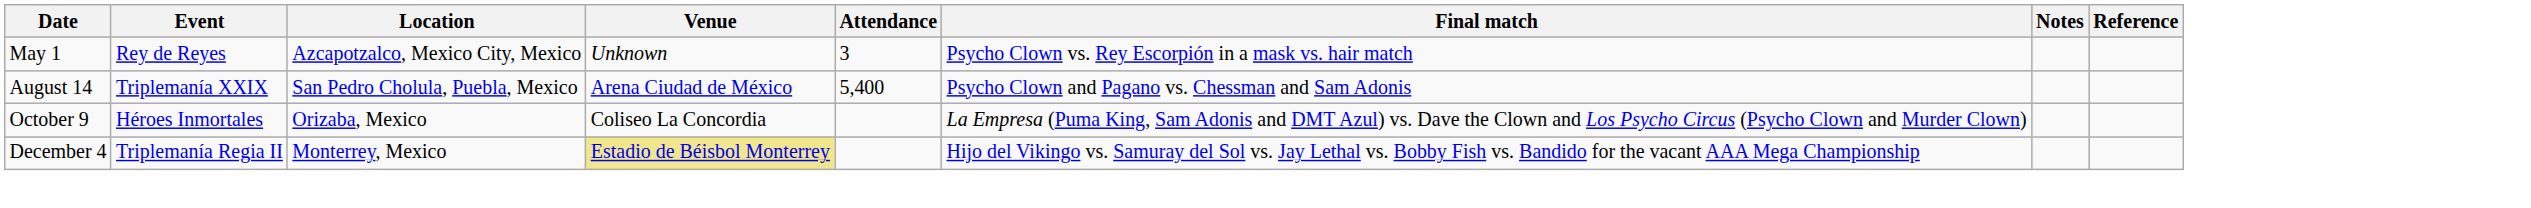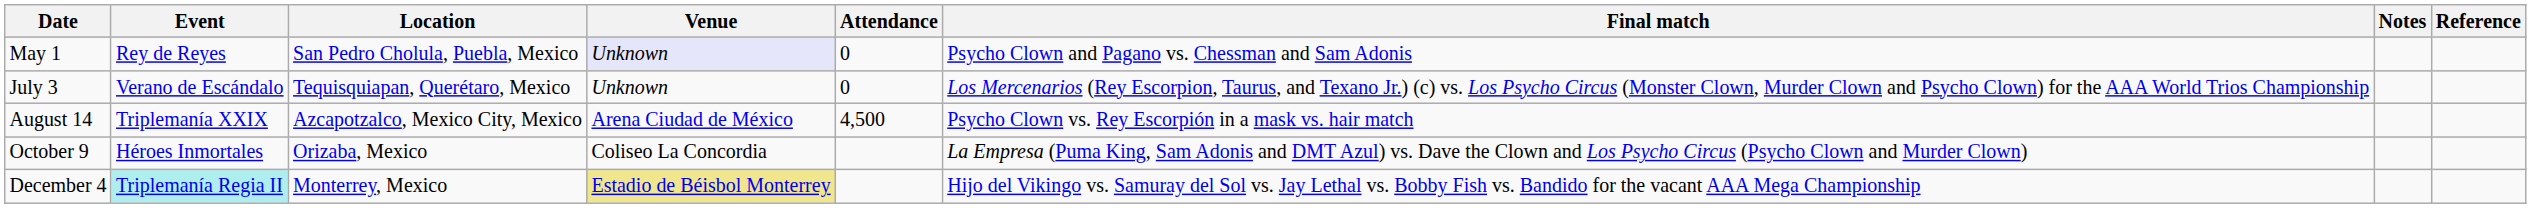(437, 53) Azcapotzalco, Mexico City, Mexico -> (436, 53) San Pedro Cholula, Puebla, Mexico
(629, 53) no background -> (630, 53) lavender background
(844, 53) 3 -> (845, 53) 0
(1180, 53) Psycho Clown vs. Rey Escorpión in a mask vs. hair match -> (1180, 53) Psycho Clown and Pagano vs. Chessman and Sam Adonis
+ row: (34, 86)
(435, 86) San Pedro Cholula, Puebla, Mexico -> (438, 119) Azcapotzalco, Mexico City, Mexico
(862, 86) 5,400 -> (863, 119) 4,500
(1179, 86) Psycho Clown and Pagano vs. Chessman and Sam Adonis -> (1180, 119) Psycho Clown vs. Rey Escorpión in a mask vs. hair match
(199, 152) no background -> (199, 185) paleturquoise background
